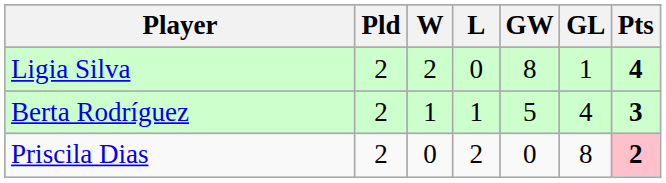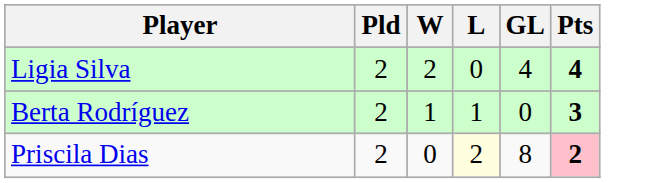- column: (530, 25)
(586, 68) 1 -> (525, 68) 4
(586, 111) 4 -> (525, 111) 0
(476, 154) no background -> (476, 154) lightyellow background
